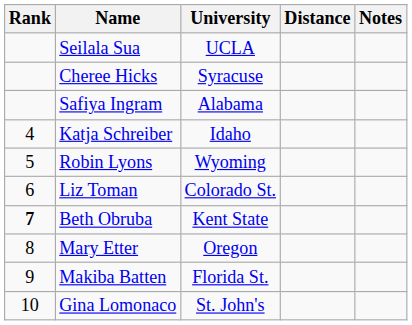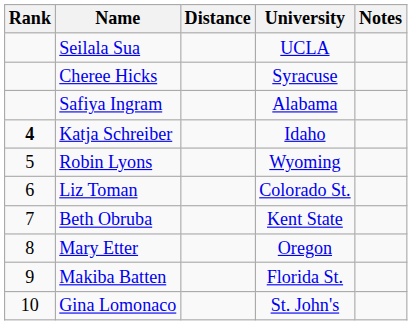columns swapped: (230, 18) <-> (317, 18)
(30, 133) normal -> (30, 133) bold
(30, 219) bold -> (30, 219) normal
